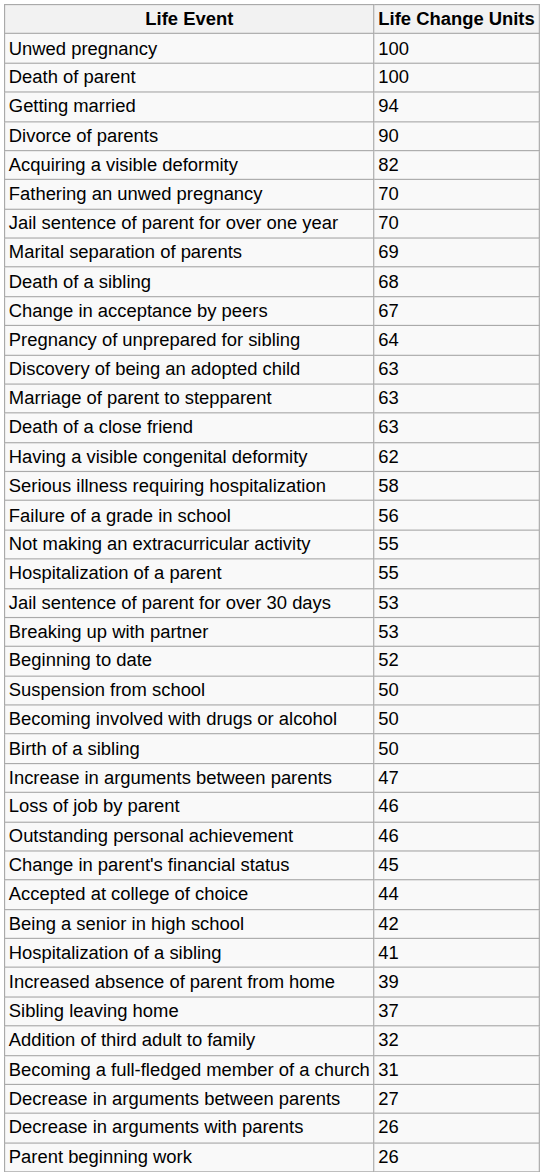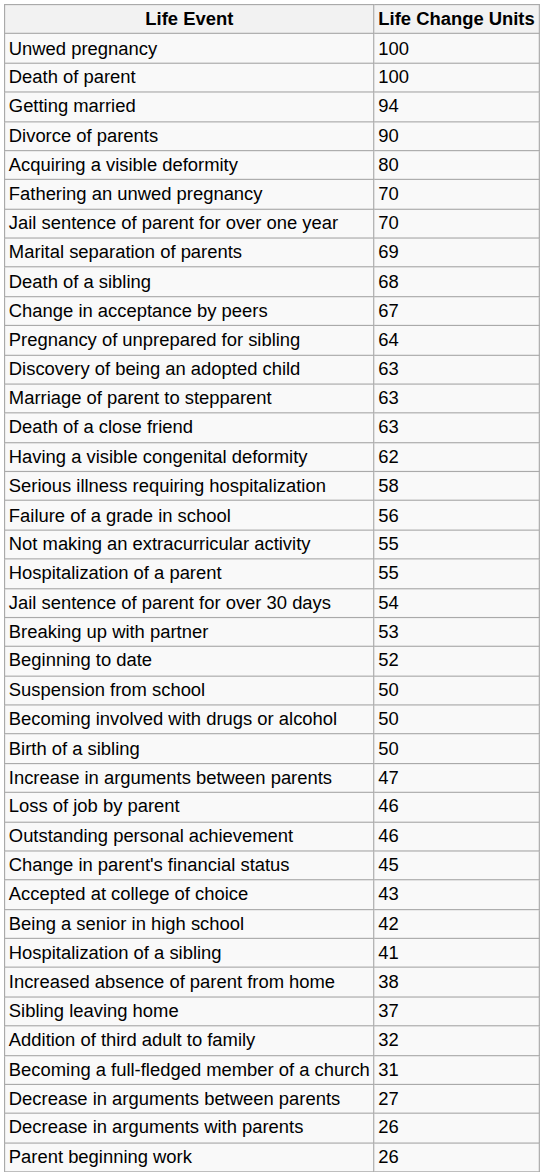(389, 164) 82 -> (389, 164) 80
(389, 602) 53 -> (389, 602) 54
(389, 894) 44 -> (389, 894) 43
(389, 982) 39 -> (389, 982) 38
